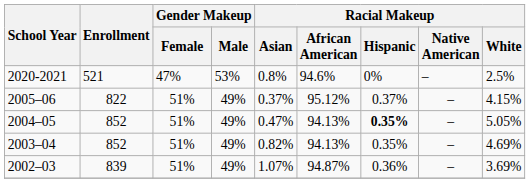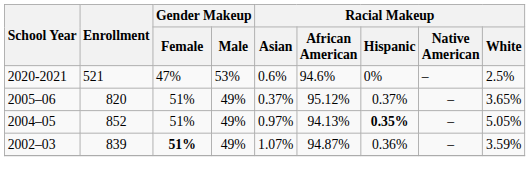(272, 77) 0.8% -> (272, 77) 0.6%
(116, 99) 822 -> (116, 99) 820
(504, 99) 4.15% -> (504, 99) 3.65%
(276, 122) 0.47% -> (276, 122) 0.97%
- row: (32, 144)
(182, 167) normal -> (182, 144) bold
(504, 167) 3.69% -> (504, 144) 3.59%
